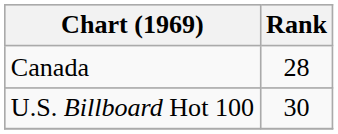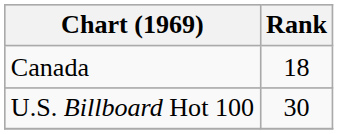(296, 66) 28 -> (296, 66) 18
